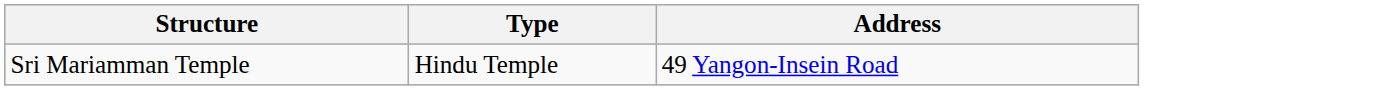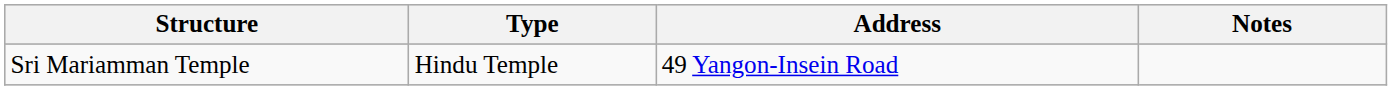+ column: (1262, 24)
